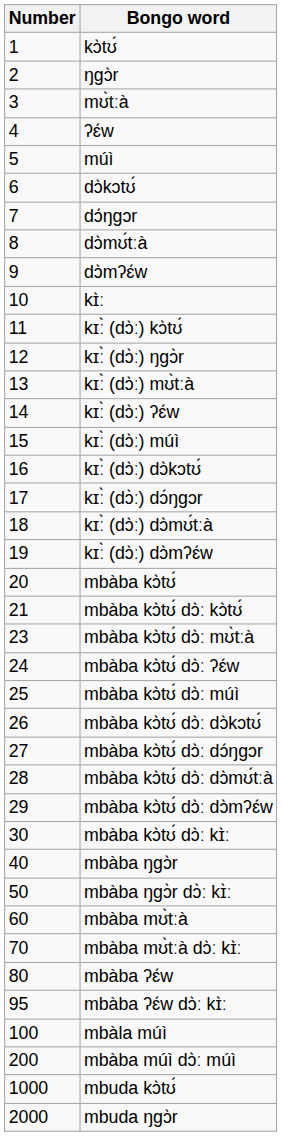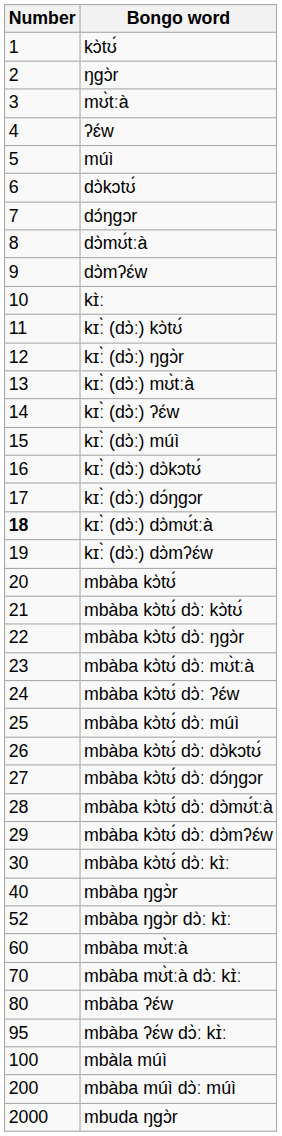(19, 525) normal -> (19, 525) bold
+ row: (164, 638)
(19, 891) 50 -> (19, 919) 52
- row: (130, 1088)
